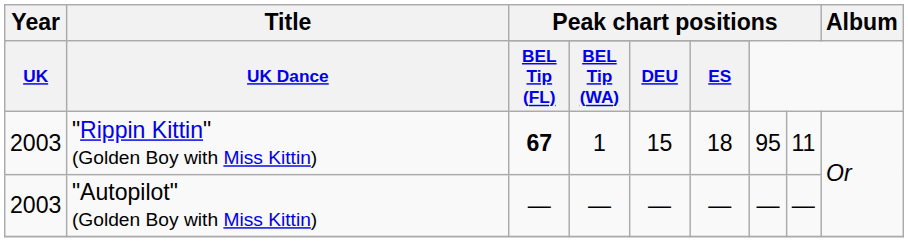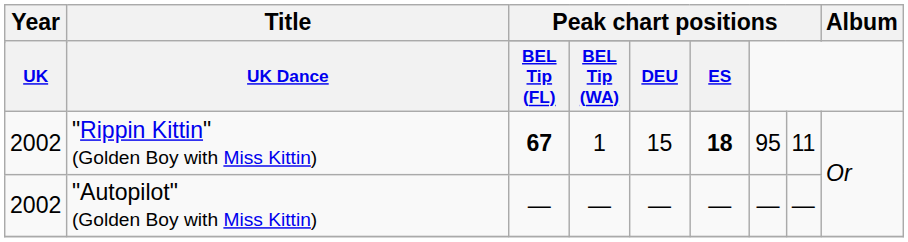(36, 142) 2003 -> (36, 142) 2002
(720, 142) normal -> (720, 142) bold
(36, 205) 2003 -> (36, 205) 2002
